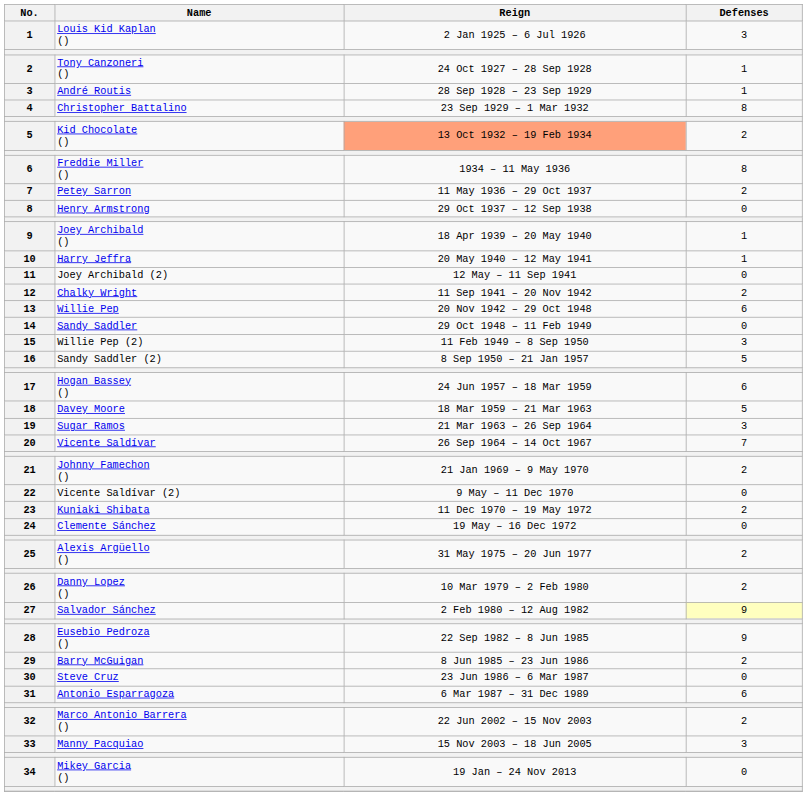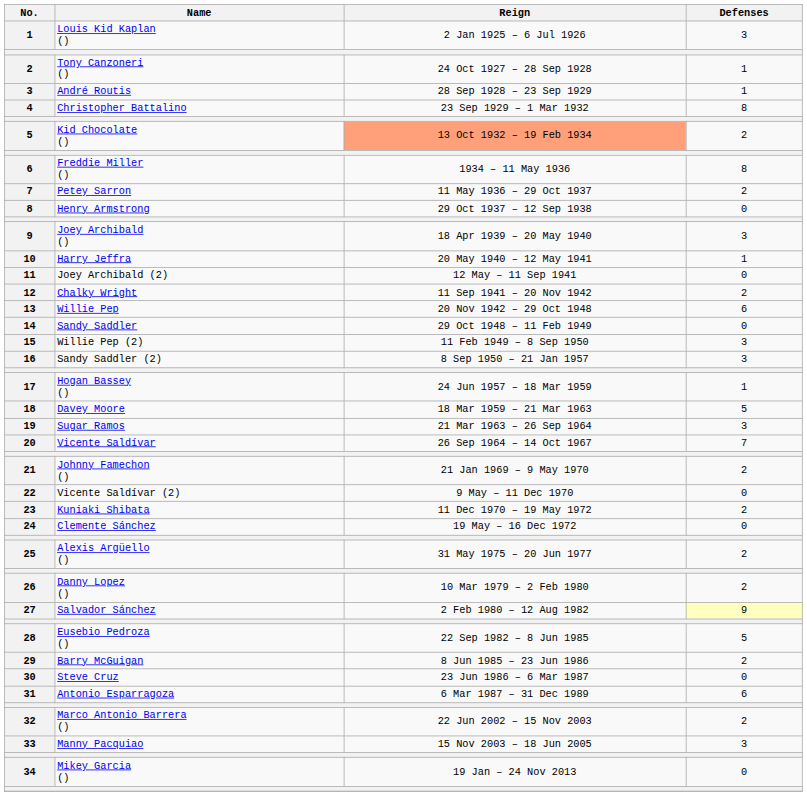(744, 236) 1 -> (744, 236) 3
(744, 359) 5 -> (744, 359) 3
(744, 387) 6 -> (744, 387) 1
(744, 638) 9 -> (744, 638) 5
